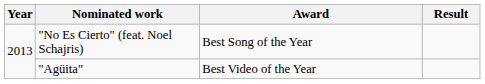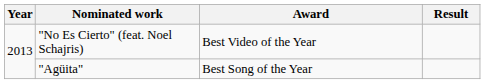(257, 41) Best Song of the Year -> (259, 41) Best Video of the Year
(259, 68) Best Video of the Year -> (257, 68) Best Song of the Year
